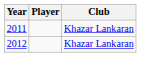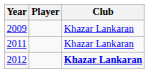+ row: (17, 28)
(99, 44) normal -> (103, 60) bold
